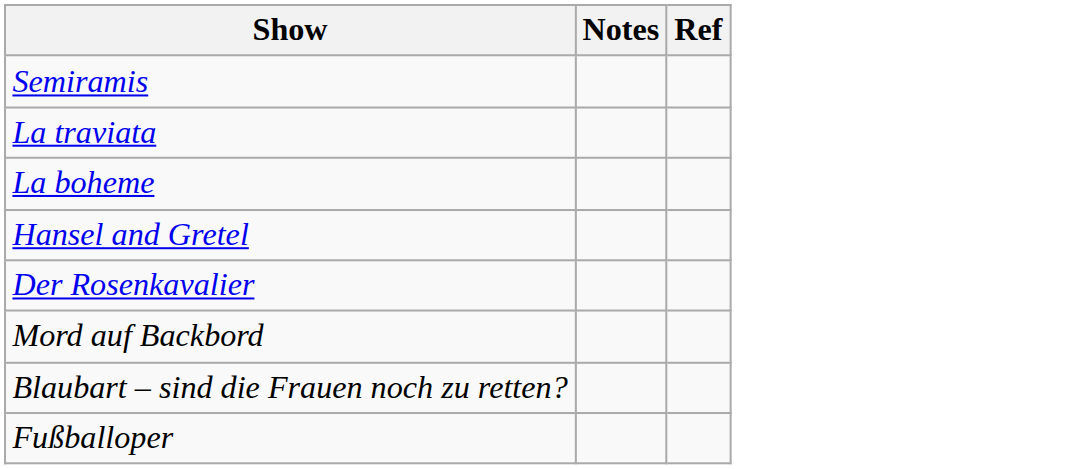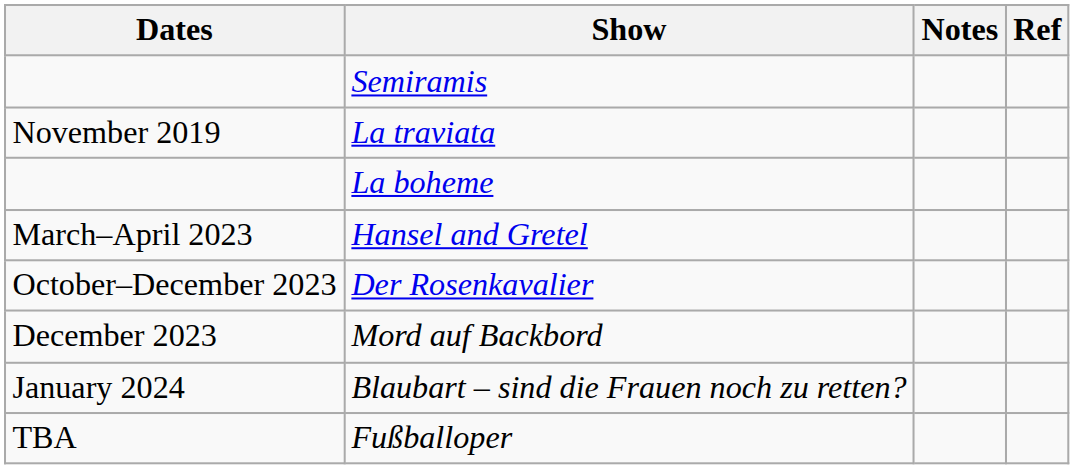+ column: (174, 30)
